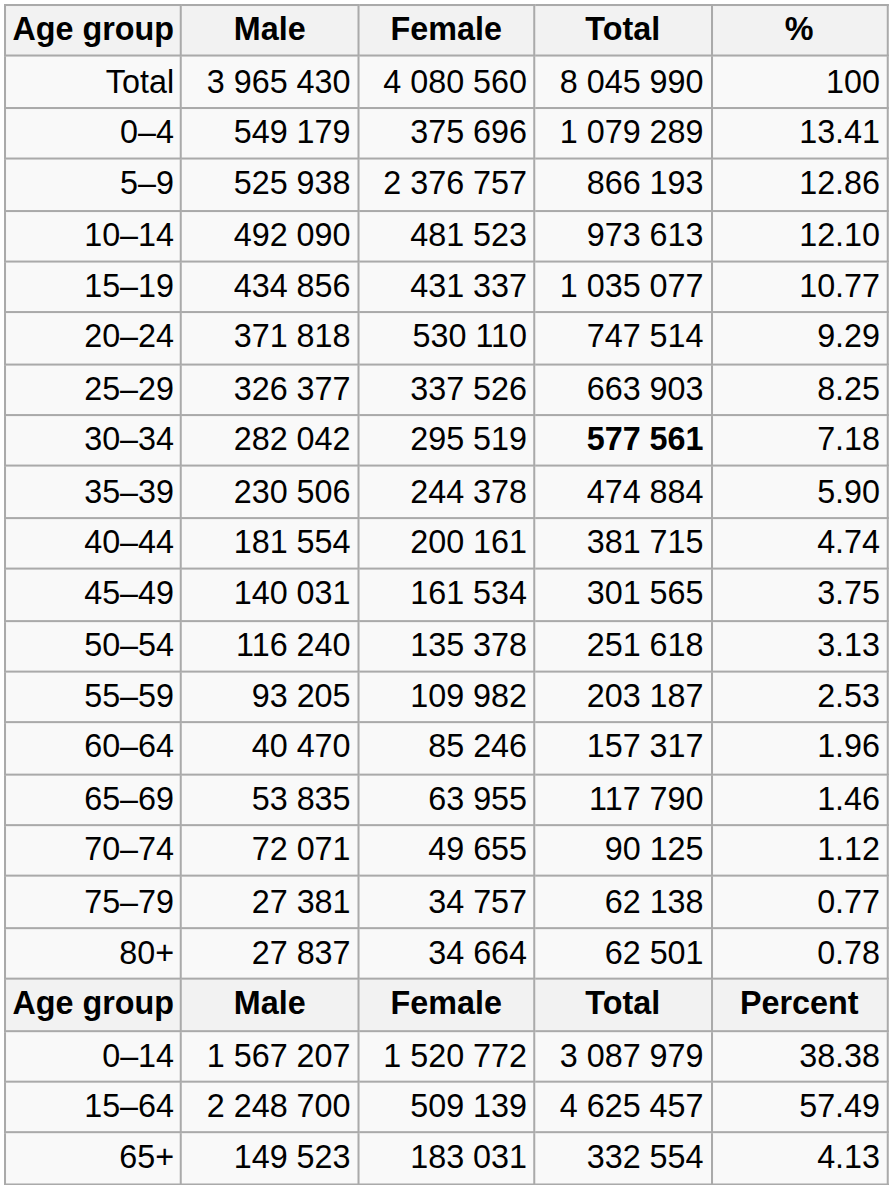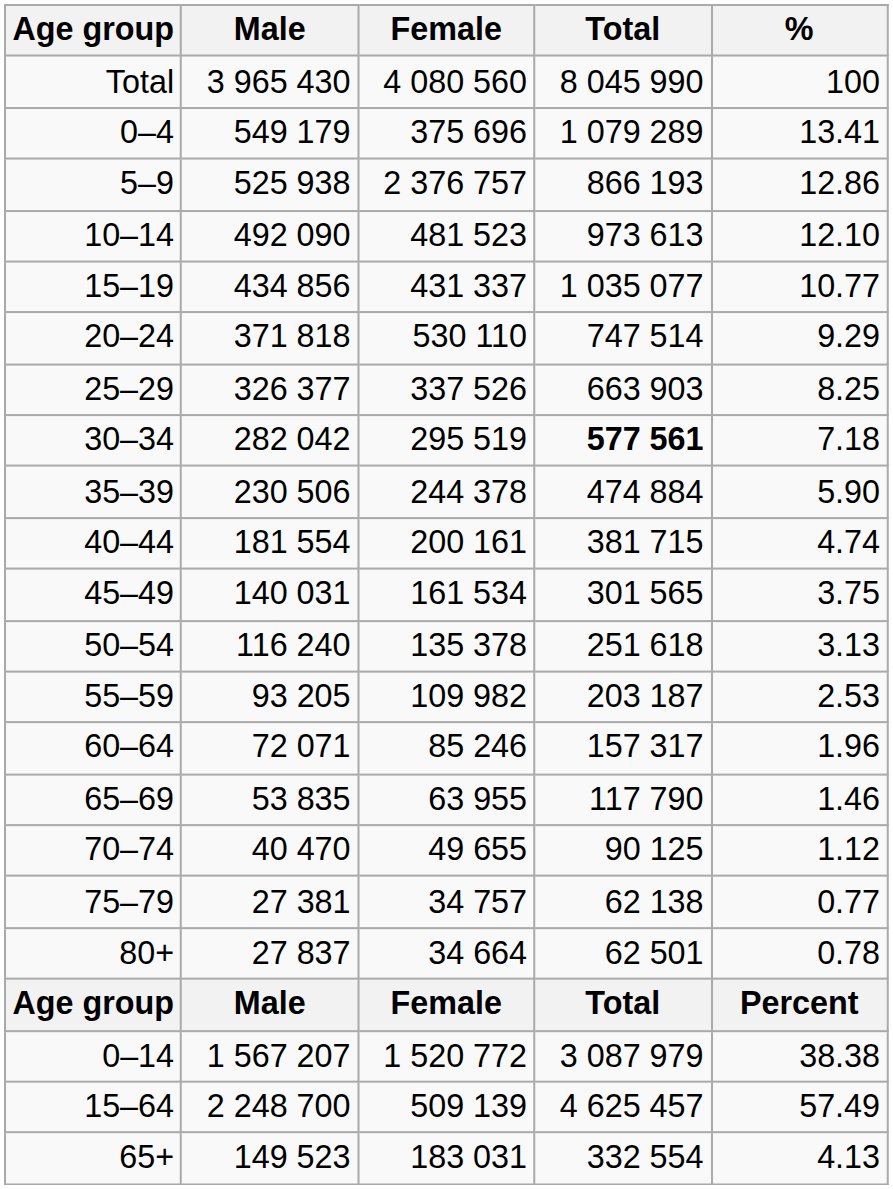(301, 747) 40 470 -> (301, 747) 72 071
(301, 850) 72 071 -> (301, 850) 40 470
